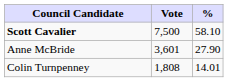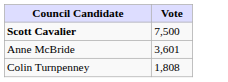- column: (208, 13)
